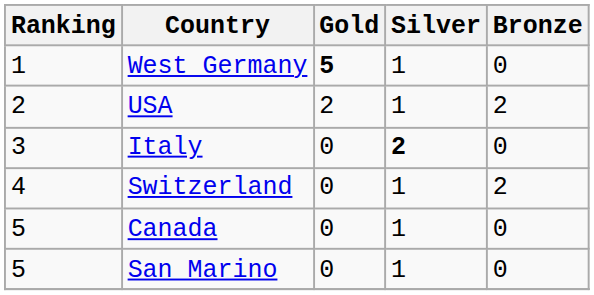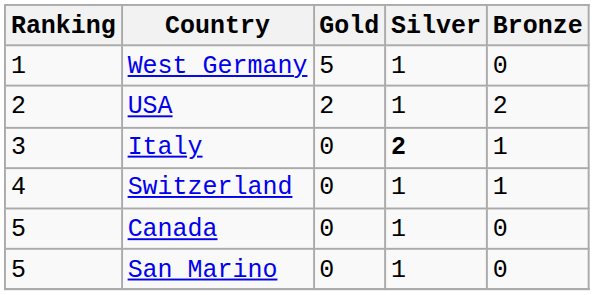(327, 66) bold -> (327, 66) normal
(500, 147) 0 -> (500, 147) 1
(500, 188) 2 -> (500, 188) 1
